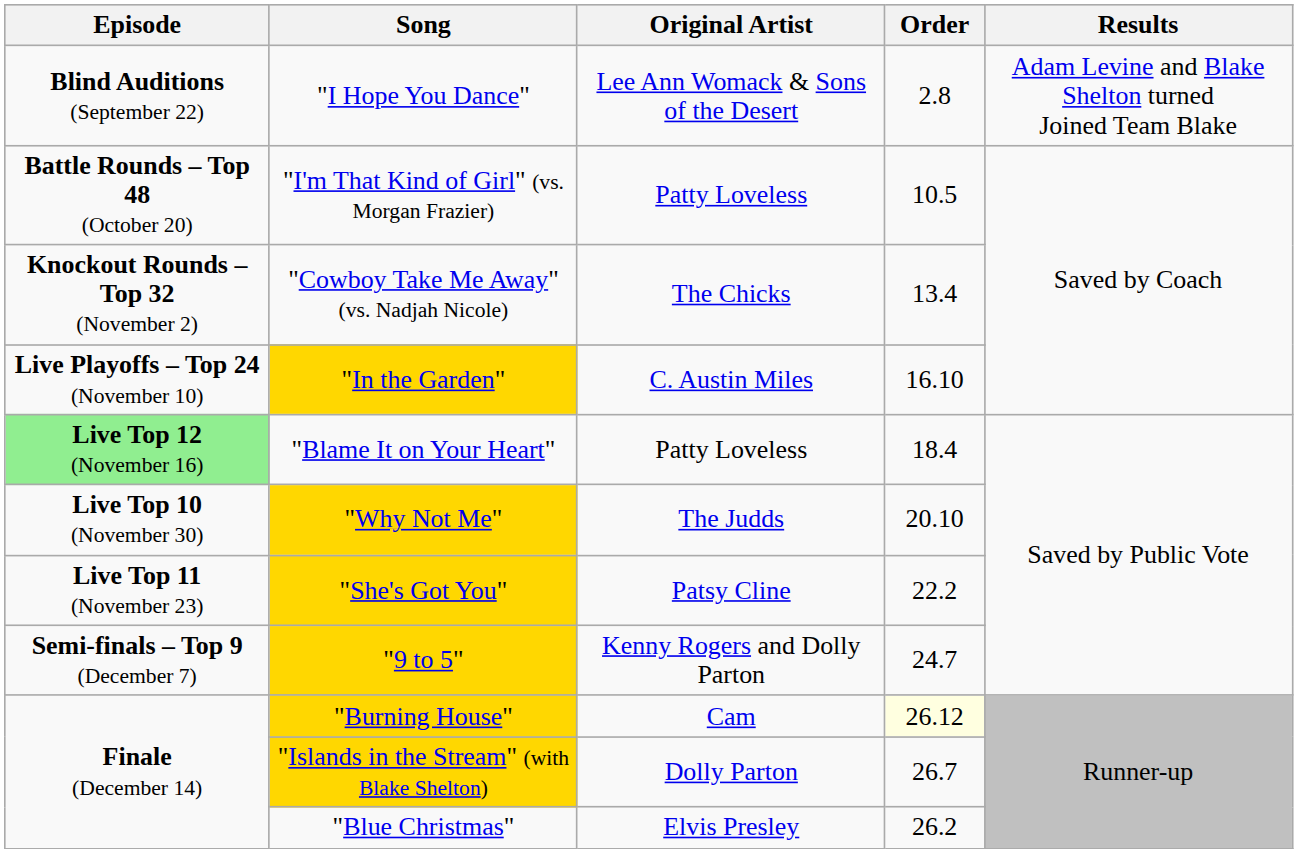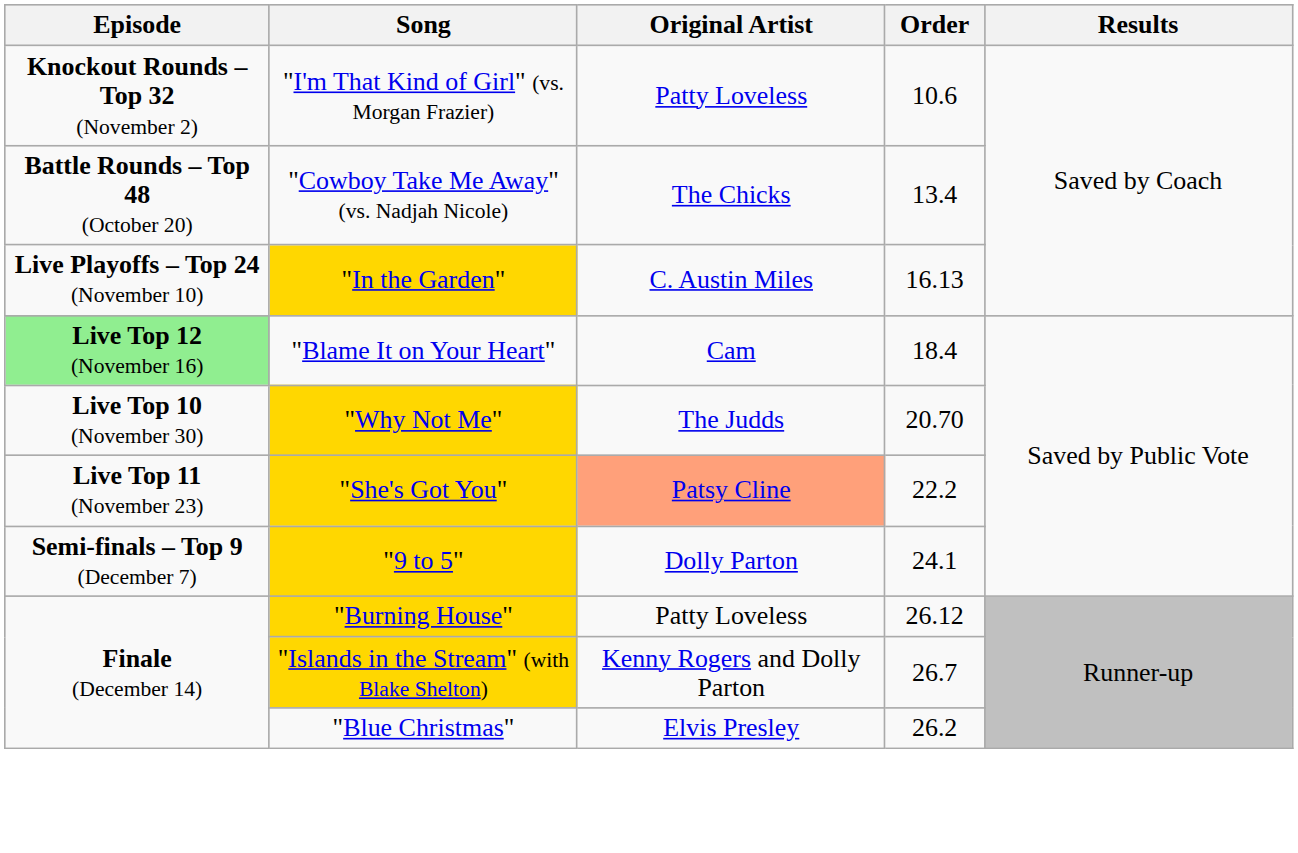- row: (423, 95)
(137, 194) Battle Rounds – Top 48 (October 20) -> (137, 95) Knockout Rounds – Top 32 (November 2)
(935, 194) 10.5 -> (935, 95) 10.6
(137, 294) Knockout Rounds – Top 32 (November 2) -> (137, 194) Battle Rounds – Top 48 (October 20)
(935, 379) 16.10 -> (935, 279) 16.13
(731, 449) Patty Loveless -> (731, 349) Cam
(935, 519) 20.10 -> (935, 420) 20.70
(731, 589) no background -> (731, 490) lightsalmon background
(731, 660) Kenny Rogers and Dolly Parton -> (731, 560) Dolly Parton
(935, 660) 24.7 -> (935, 560) 24.1
(731, 715) Cam -> (731, 616) Patty Loveless
(935, 715) lightyellow background -> (935, 616) no background
(731, 771) Dolly Parton -> (731, 672) Kenny Rogers and Dolly Parton
